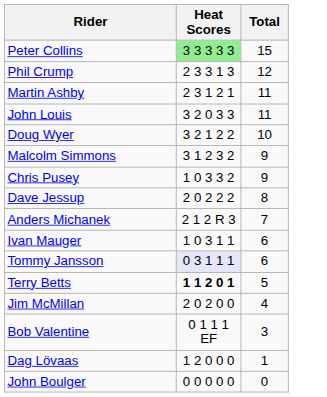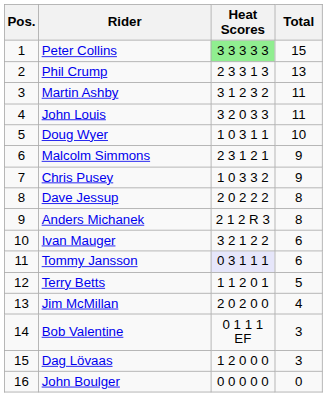+ column: (22, 22)
(265, 72) 12 -> (299, 72) 13
(209, 93) 2 3 1 2 1 -> (243, 93) 3 1 2 3 2
(209, 135) 3 2 1 2 2 -> (243, 135) 1 0 3 1 1
(209, 156) 3 1 2 3 2 -> (243, 156) 2 3 1 2 1
(265, 219) 7 -> (299, 219) 8
(209, 240) 1 0 3 1 1 -> (243, 240) 3 2 1 2 2
(209, 282) bold -> (243, 282) normal
(265, 360) 1 -> (299, 360) 3
